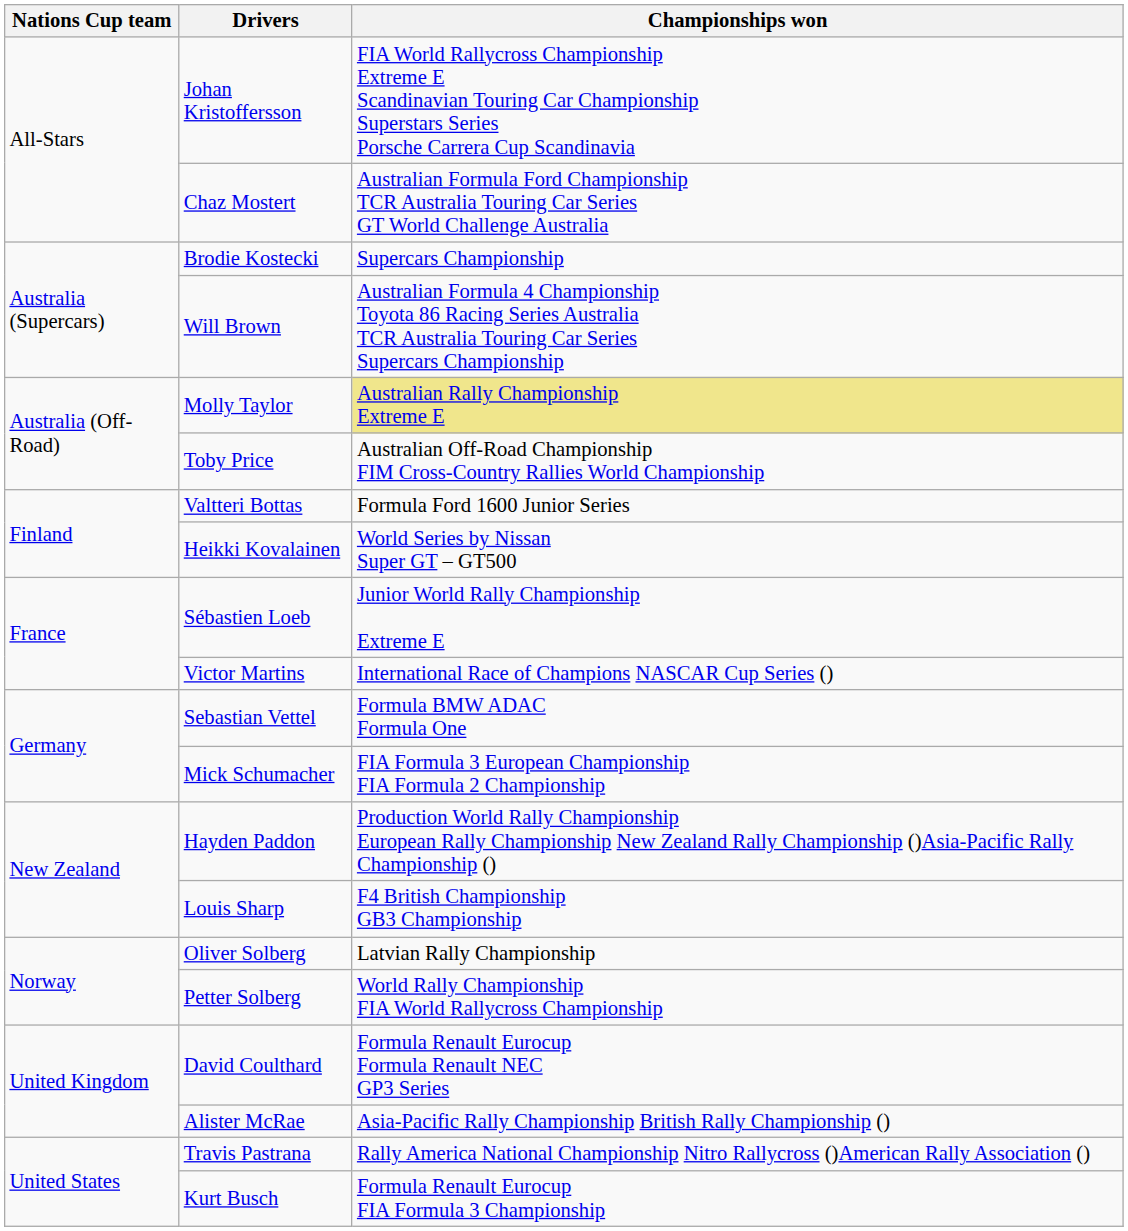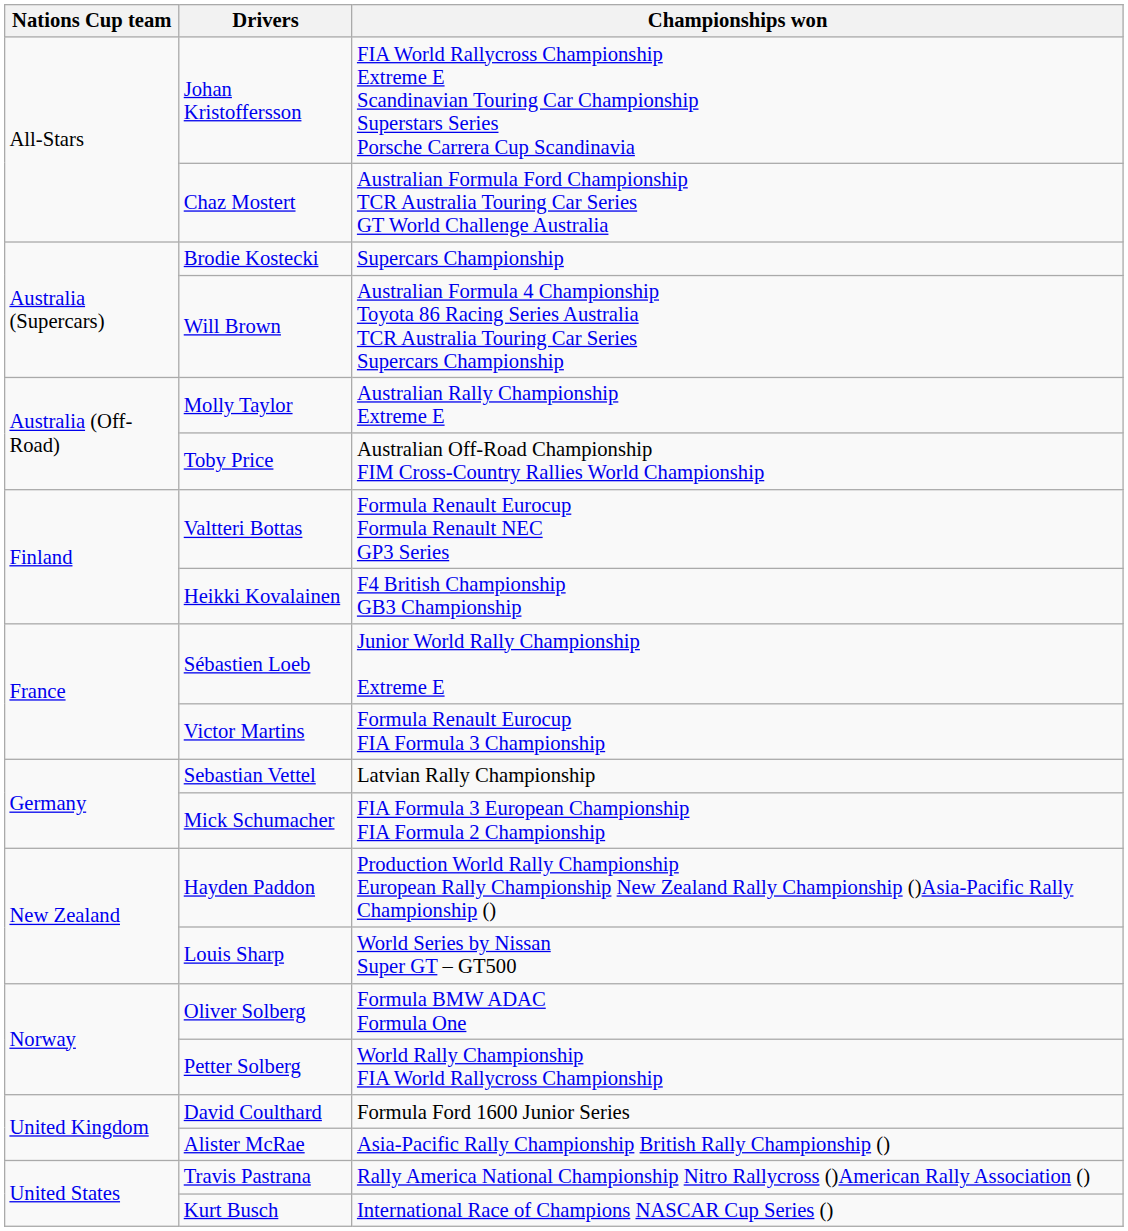(488, 405) khaki background -> (488, 405) no background
(493, 505) Formula Ford 1600 Junior Series -> (464, 528) Formula Renault Eurocup Formula Renault NEC GP3 Series
(454, 549) World Series by Nissan Super GT – GT500 -> (461, 596) F4 British Championship GB3 Championship
(595, 673) International Race of Champions NASCAR Cup Series () -> (481, 731) Formula Renault Eurocup FIA Formula 3 Championship
(451, 717) Formula BMW ADAC Formula One -> (476, 775) Latvian Rally Championship
(461, 908) F4 British Championship GB3 Championship -> (454, 955) World Series by Nissan Super GT – GT500
(476, 953) Latvian Rally Championship -> (451, 1011) Formula BMW ADAC Formula One
(464, 1064) Formula Renault Eurocup Formula Renault NEC GP3 Series -> (493, 1111) Formula Ford 1600 Junior Series
(481, 1197) Formula Renault Eurocup FIA Formula 3 Championship -> (595, 1209) International Race of Champions NASCAR Cup Series ()
